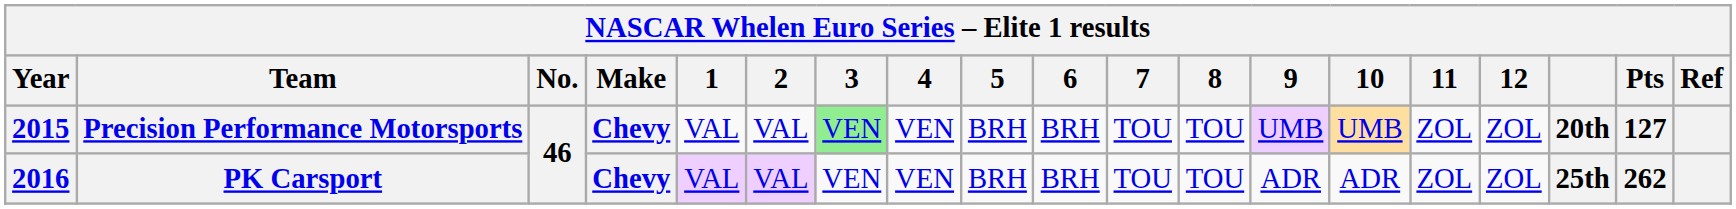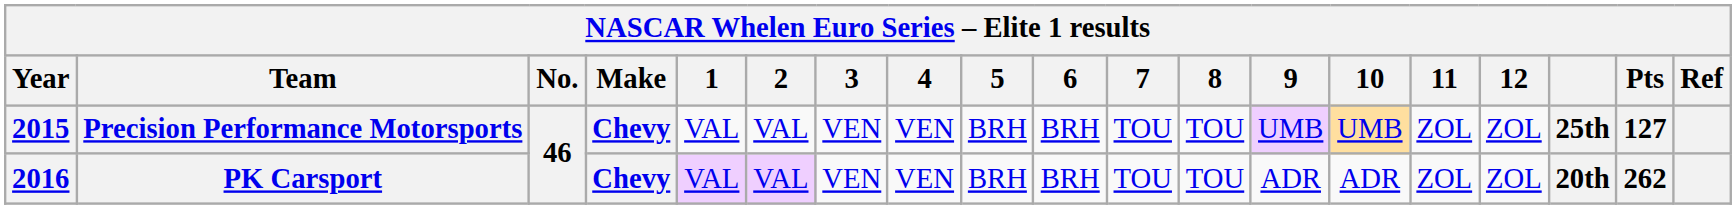(852, 128) lightgreen background -> (852, 128) no background
(1583, 128) 20th -> (1583, 128) 25th
(1583, 178) 25th -> (1583, 178) 20th
